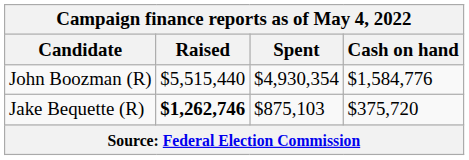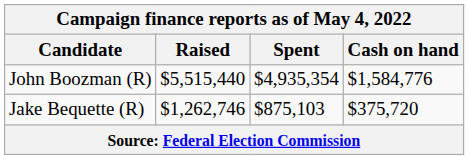(296, 79) $4,930,354 -> (296, 79) $4,935,354
(203, 109) bold -> (203, 109) normal
